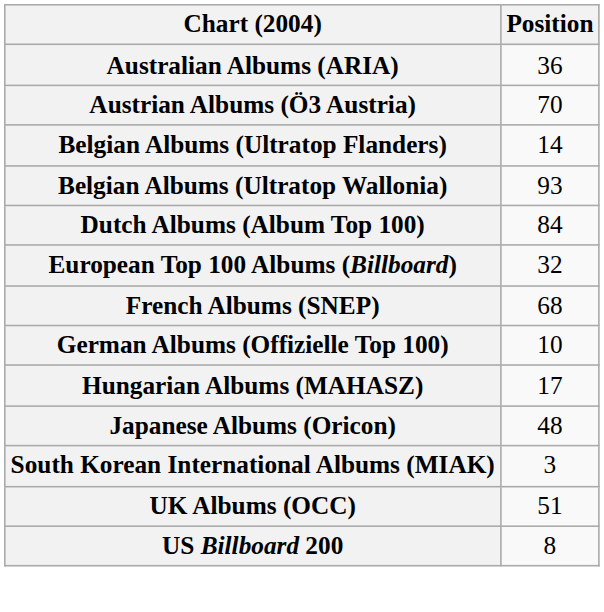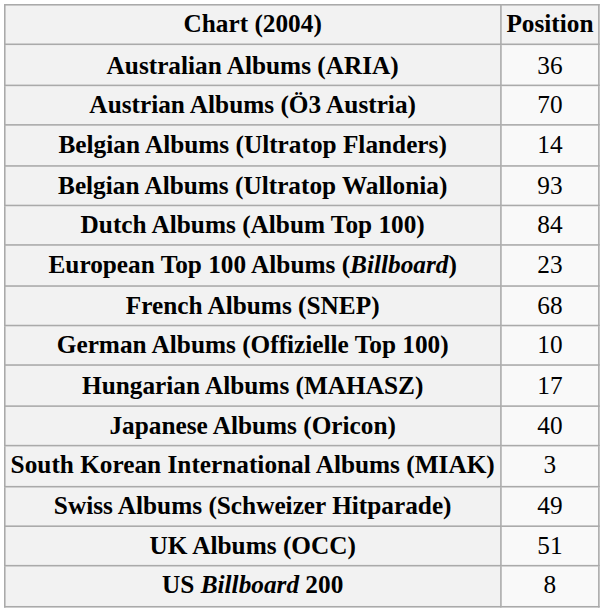(550, 265) 32 -> (550, 265) 23
(550, 425) 48 -> (550, 425) 40
+ row: (253, 505)
